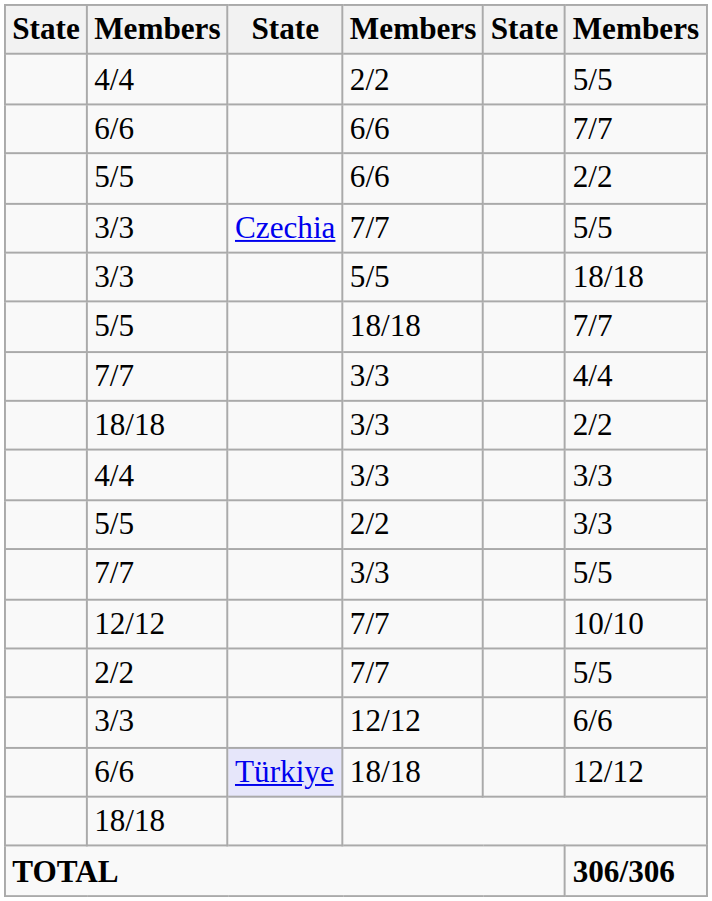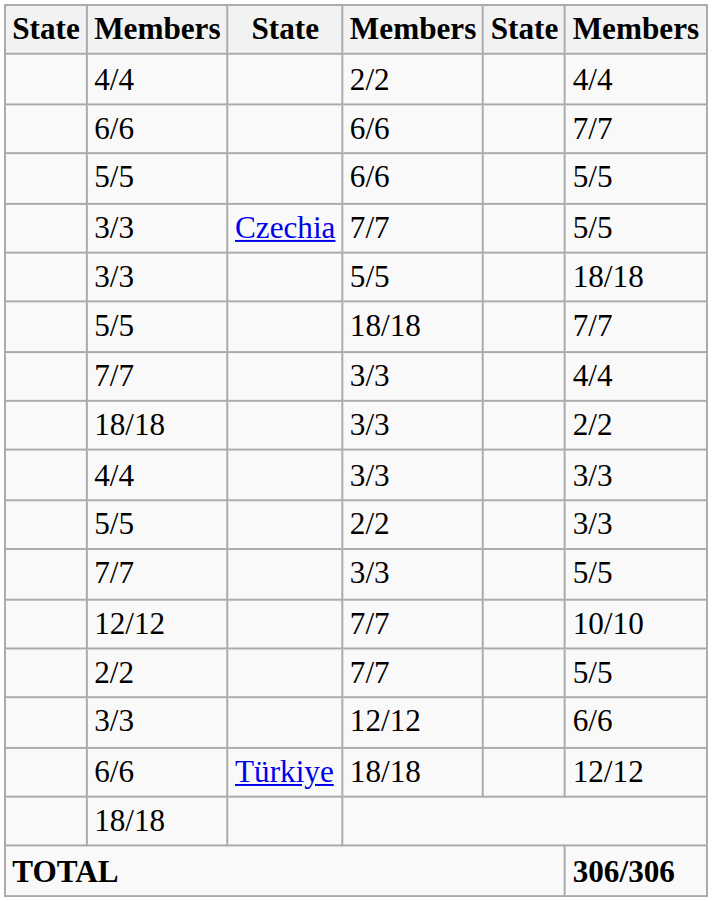(593, 78) 5/5 -> (593, 78) 4/4
(593, 177) 2/2 -> (593, 177) 5/5
(284, 771) lavender background -> (284, 771) no background
